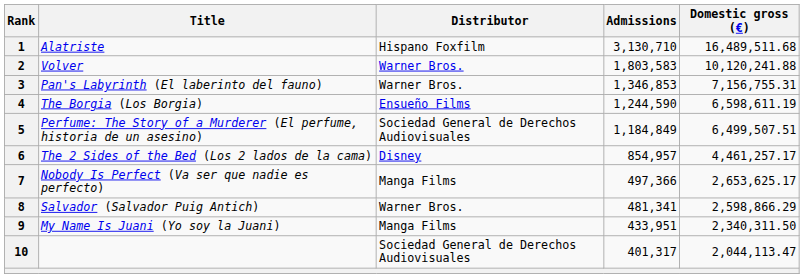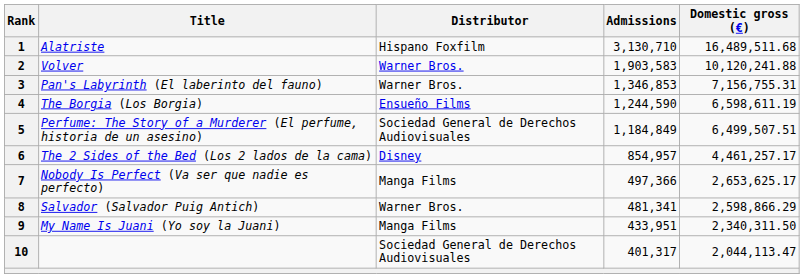(645, 66) 1,803,583 -> (645, 66) 1,903,583
